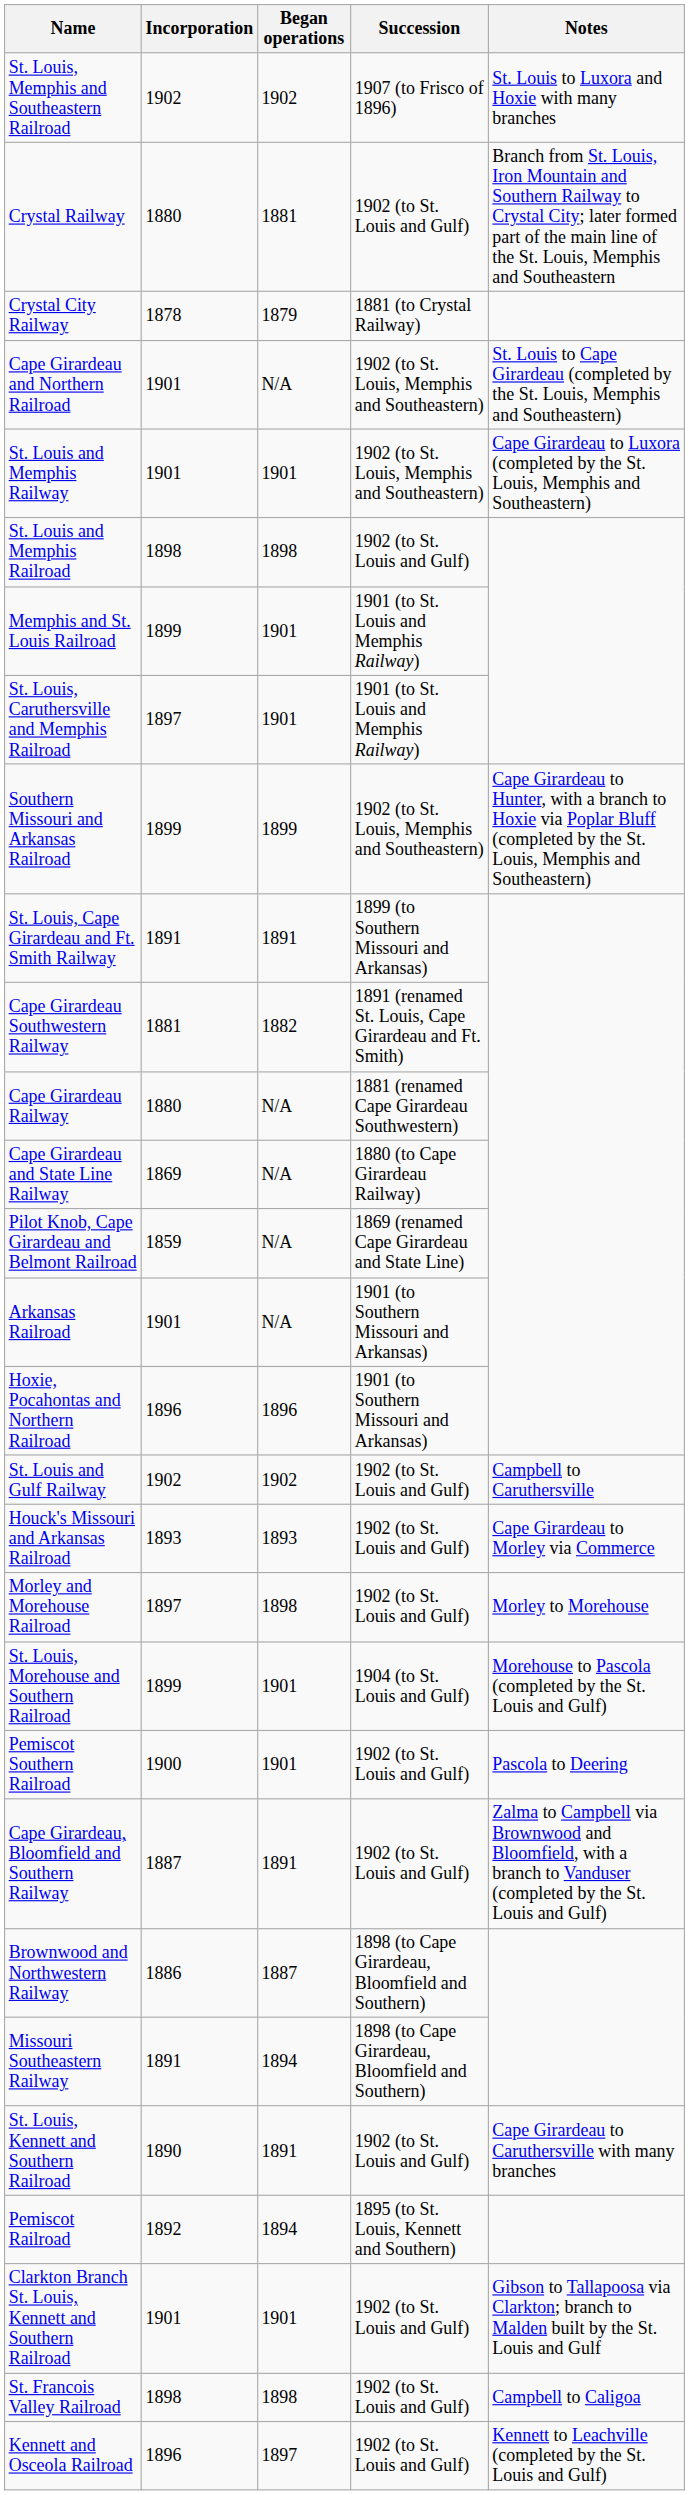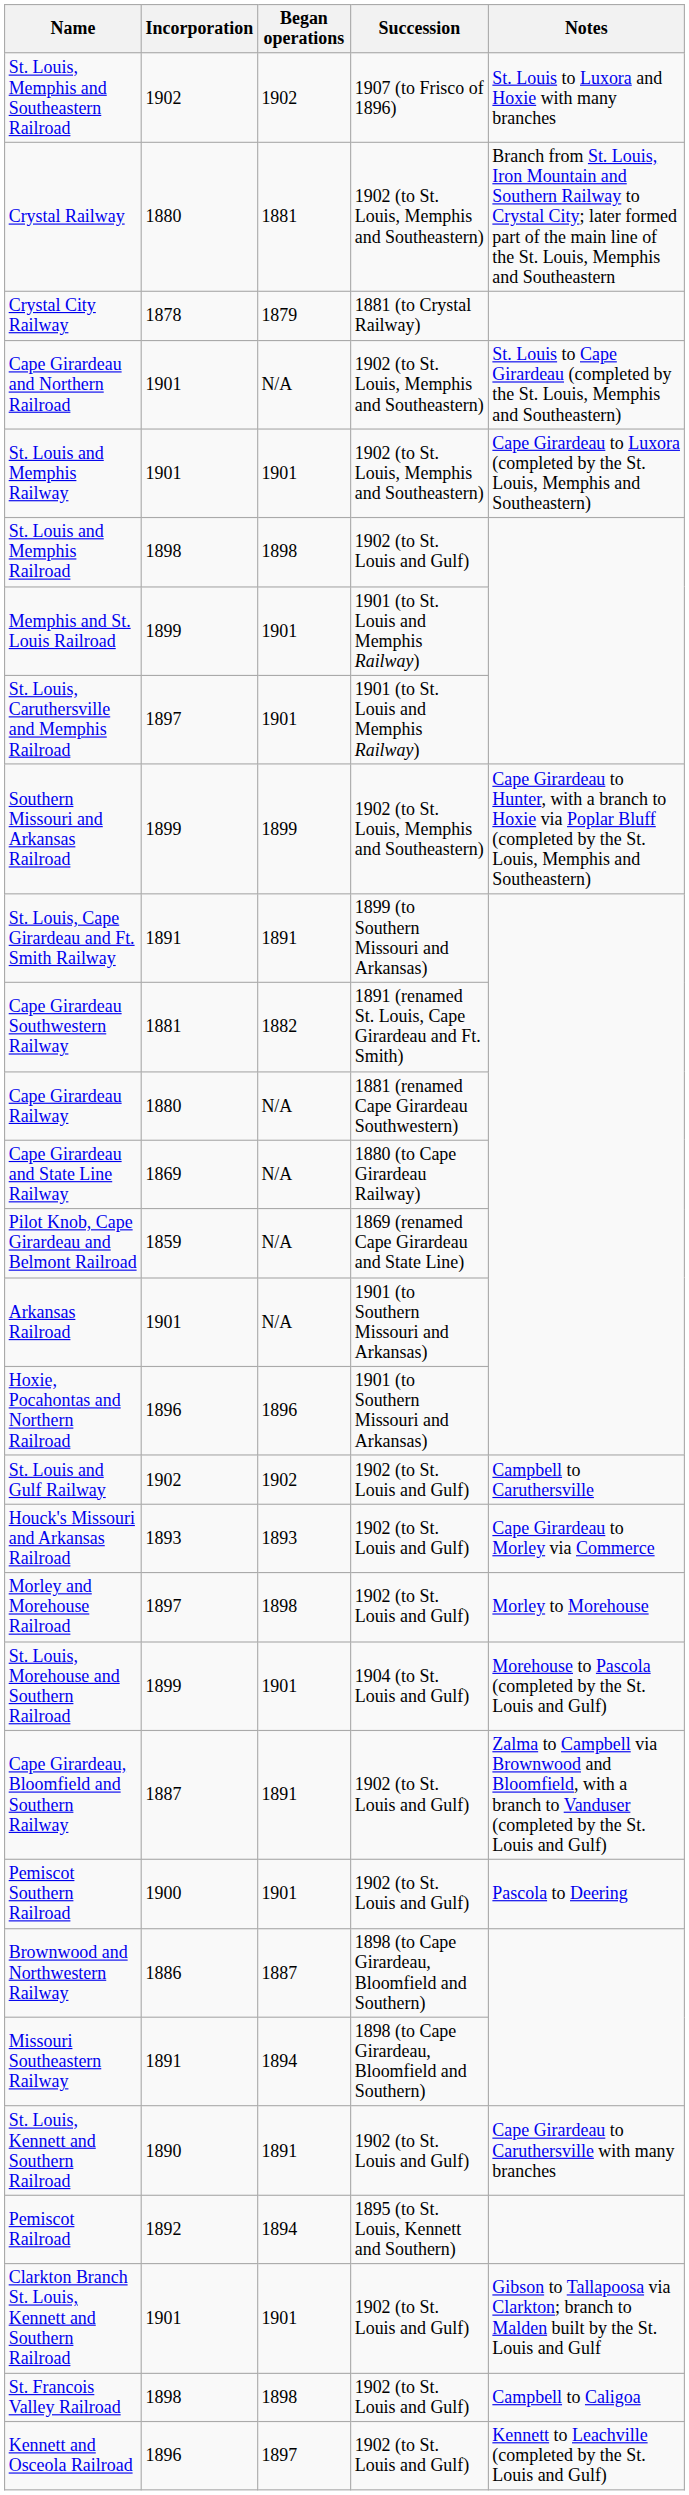(412, 216) 1902 (to St. Louis and Gulf) -> (419, 216) 1902 (to St. Louis, Memphis and Southeastern)
rows swapped: (42, 1764) <-> (67, 1863)
